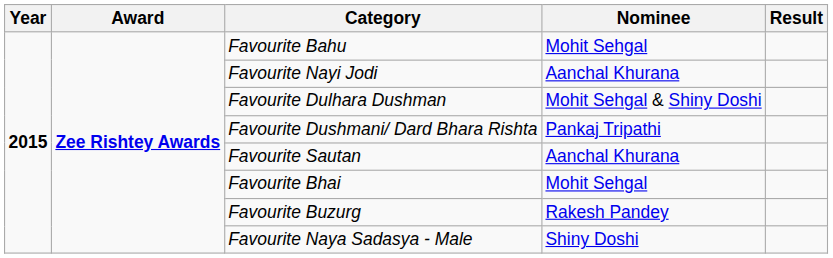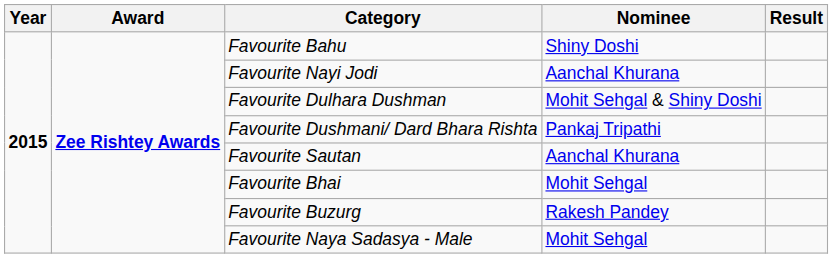(596, 45) Mohit Sehgal -> (592, 45) Shiny Doshi
(592, 239) Shiny Doshi -> (596, 239) Mohit Sehgal
